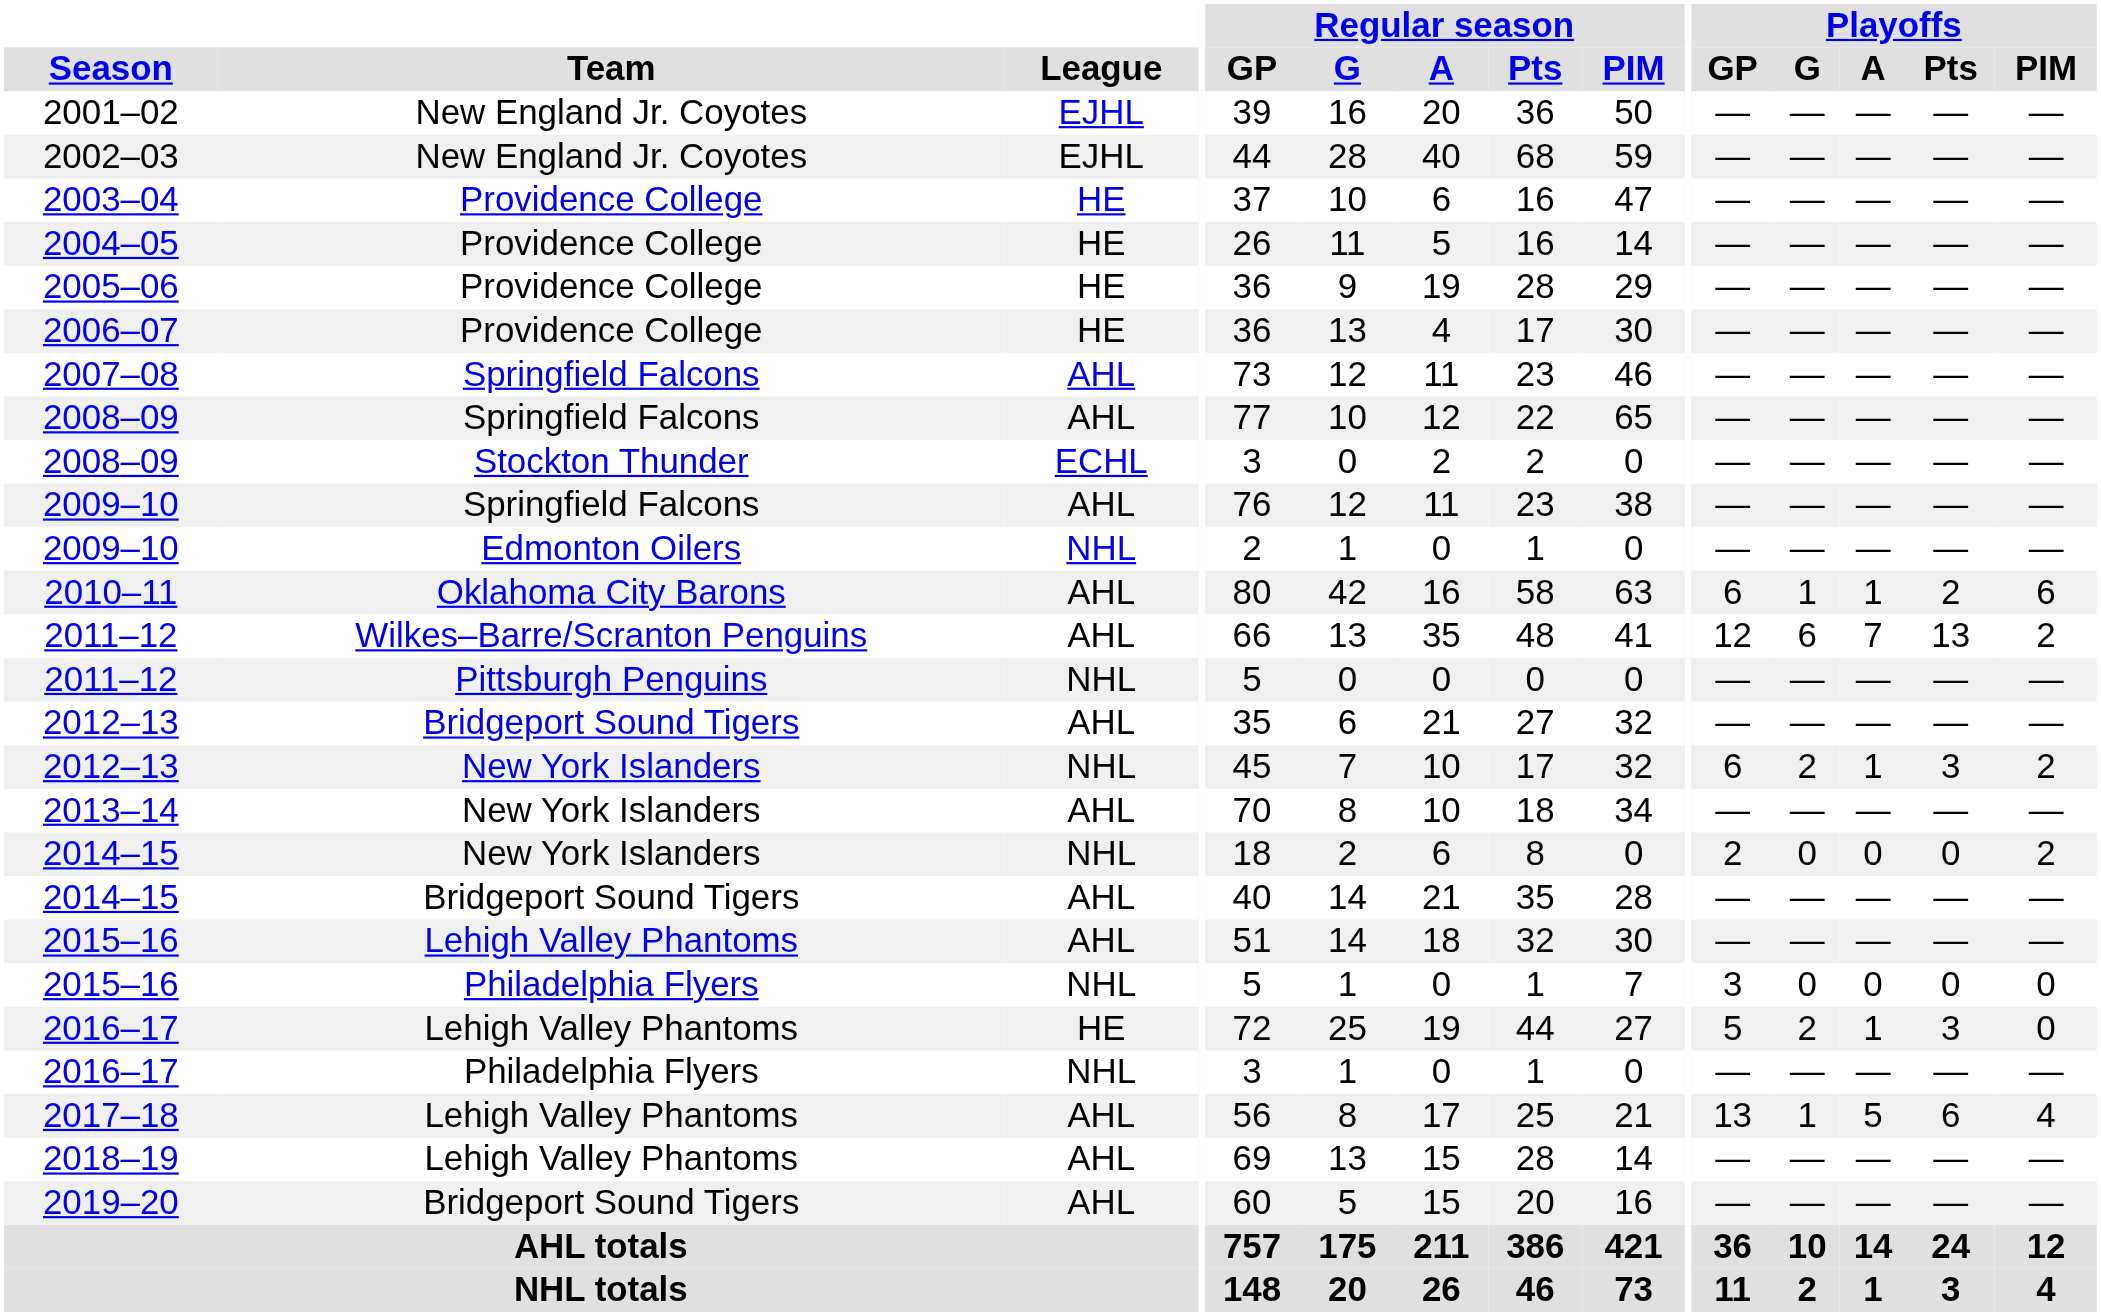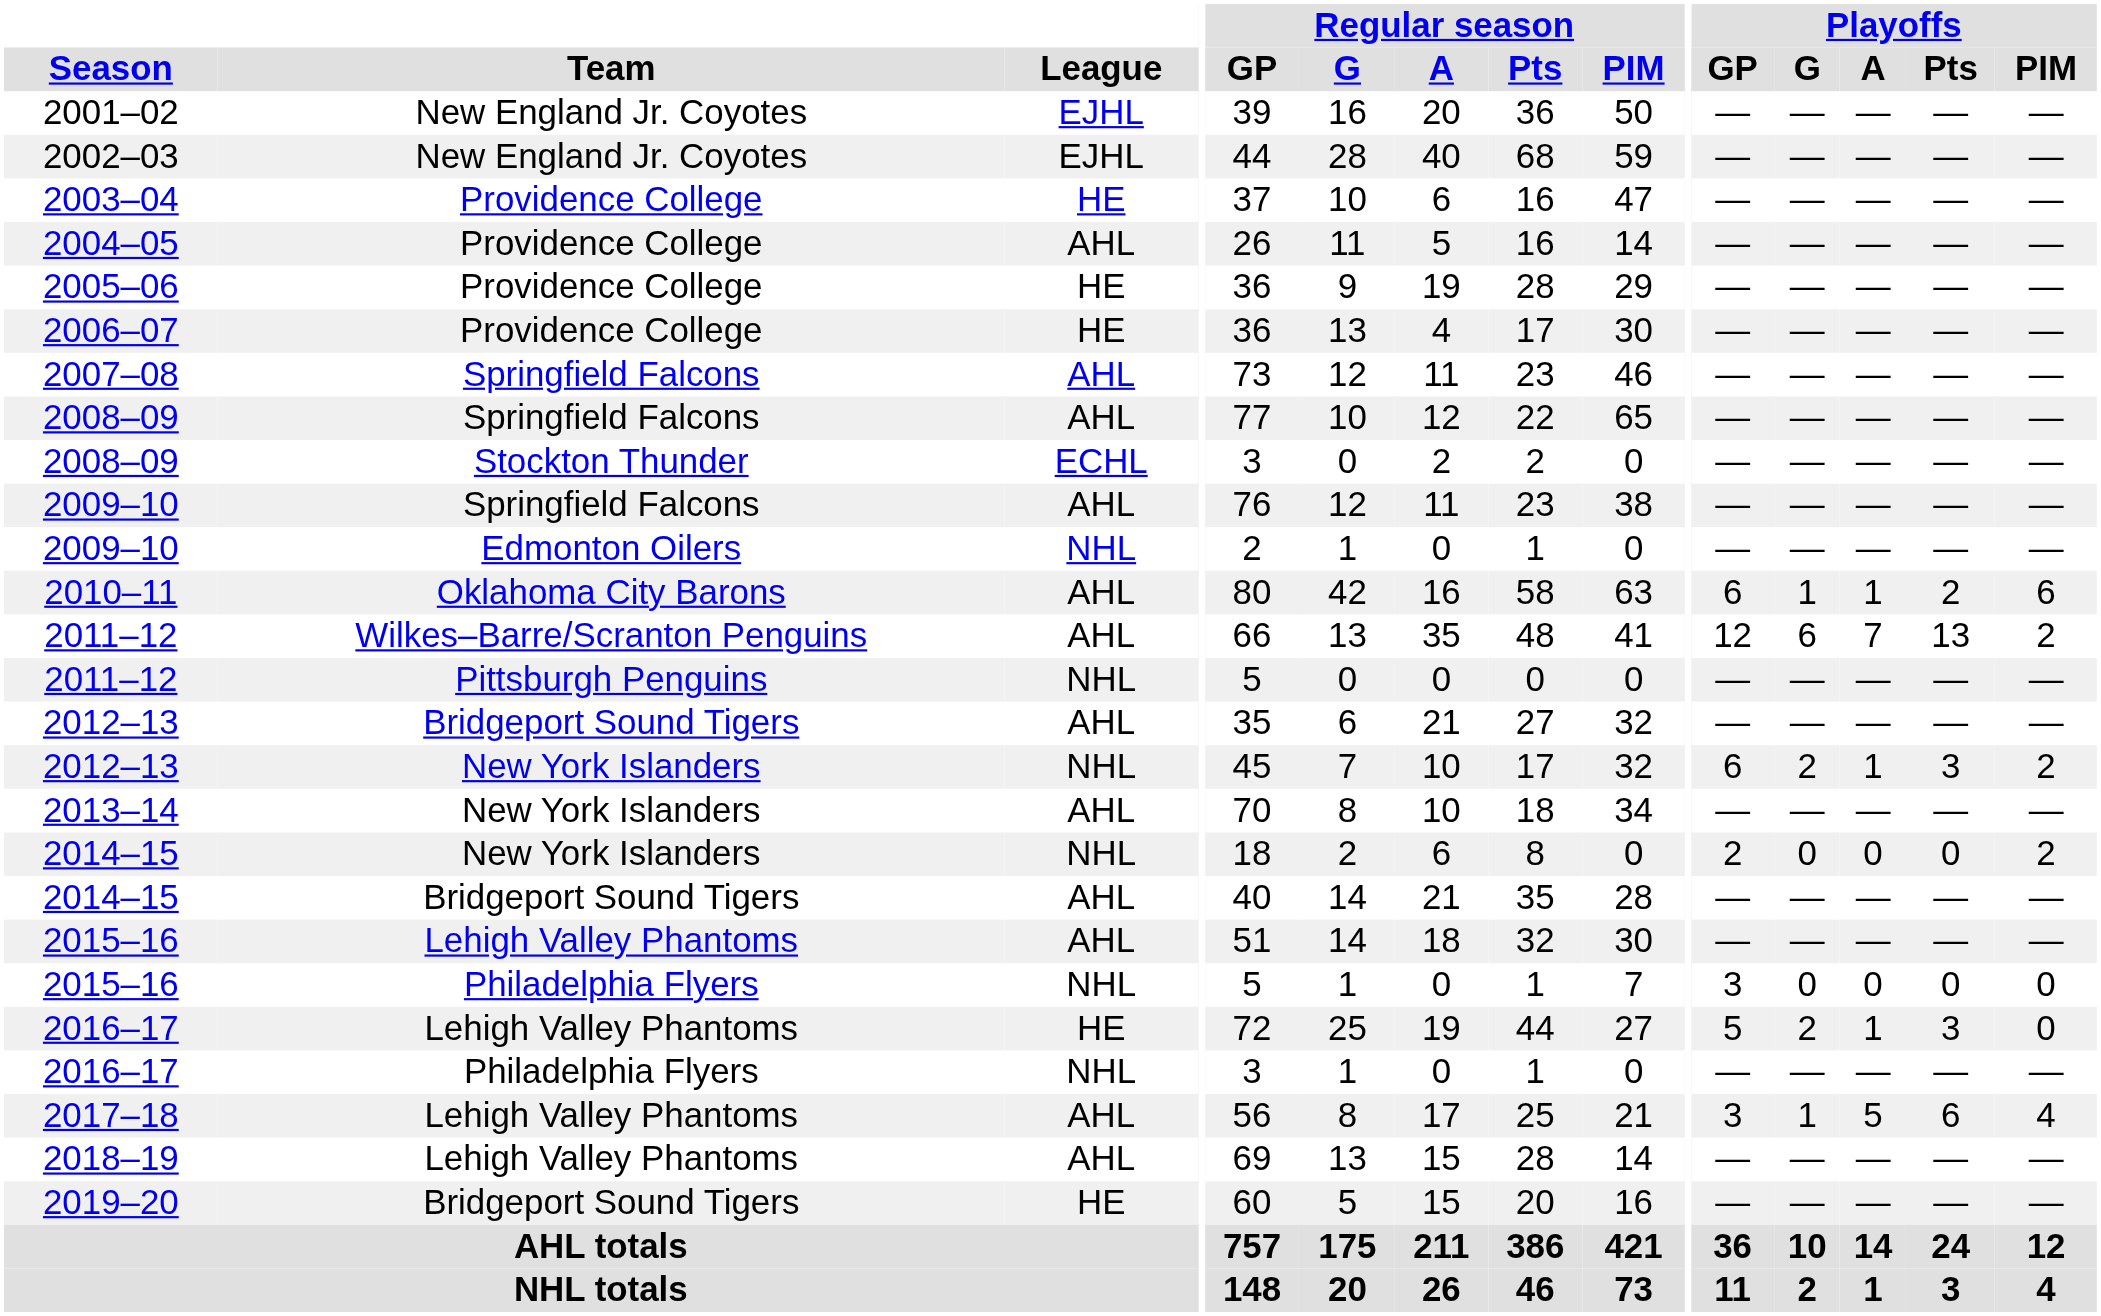(1101, 243) HE -> (1101, 243) AHL
(1733, 1115) 13 -> (1733, 1115) 3
(1101, 1202) AHL -> (1101, 1202) HE
